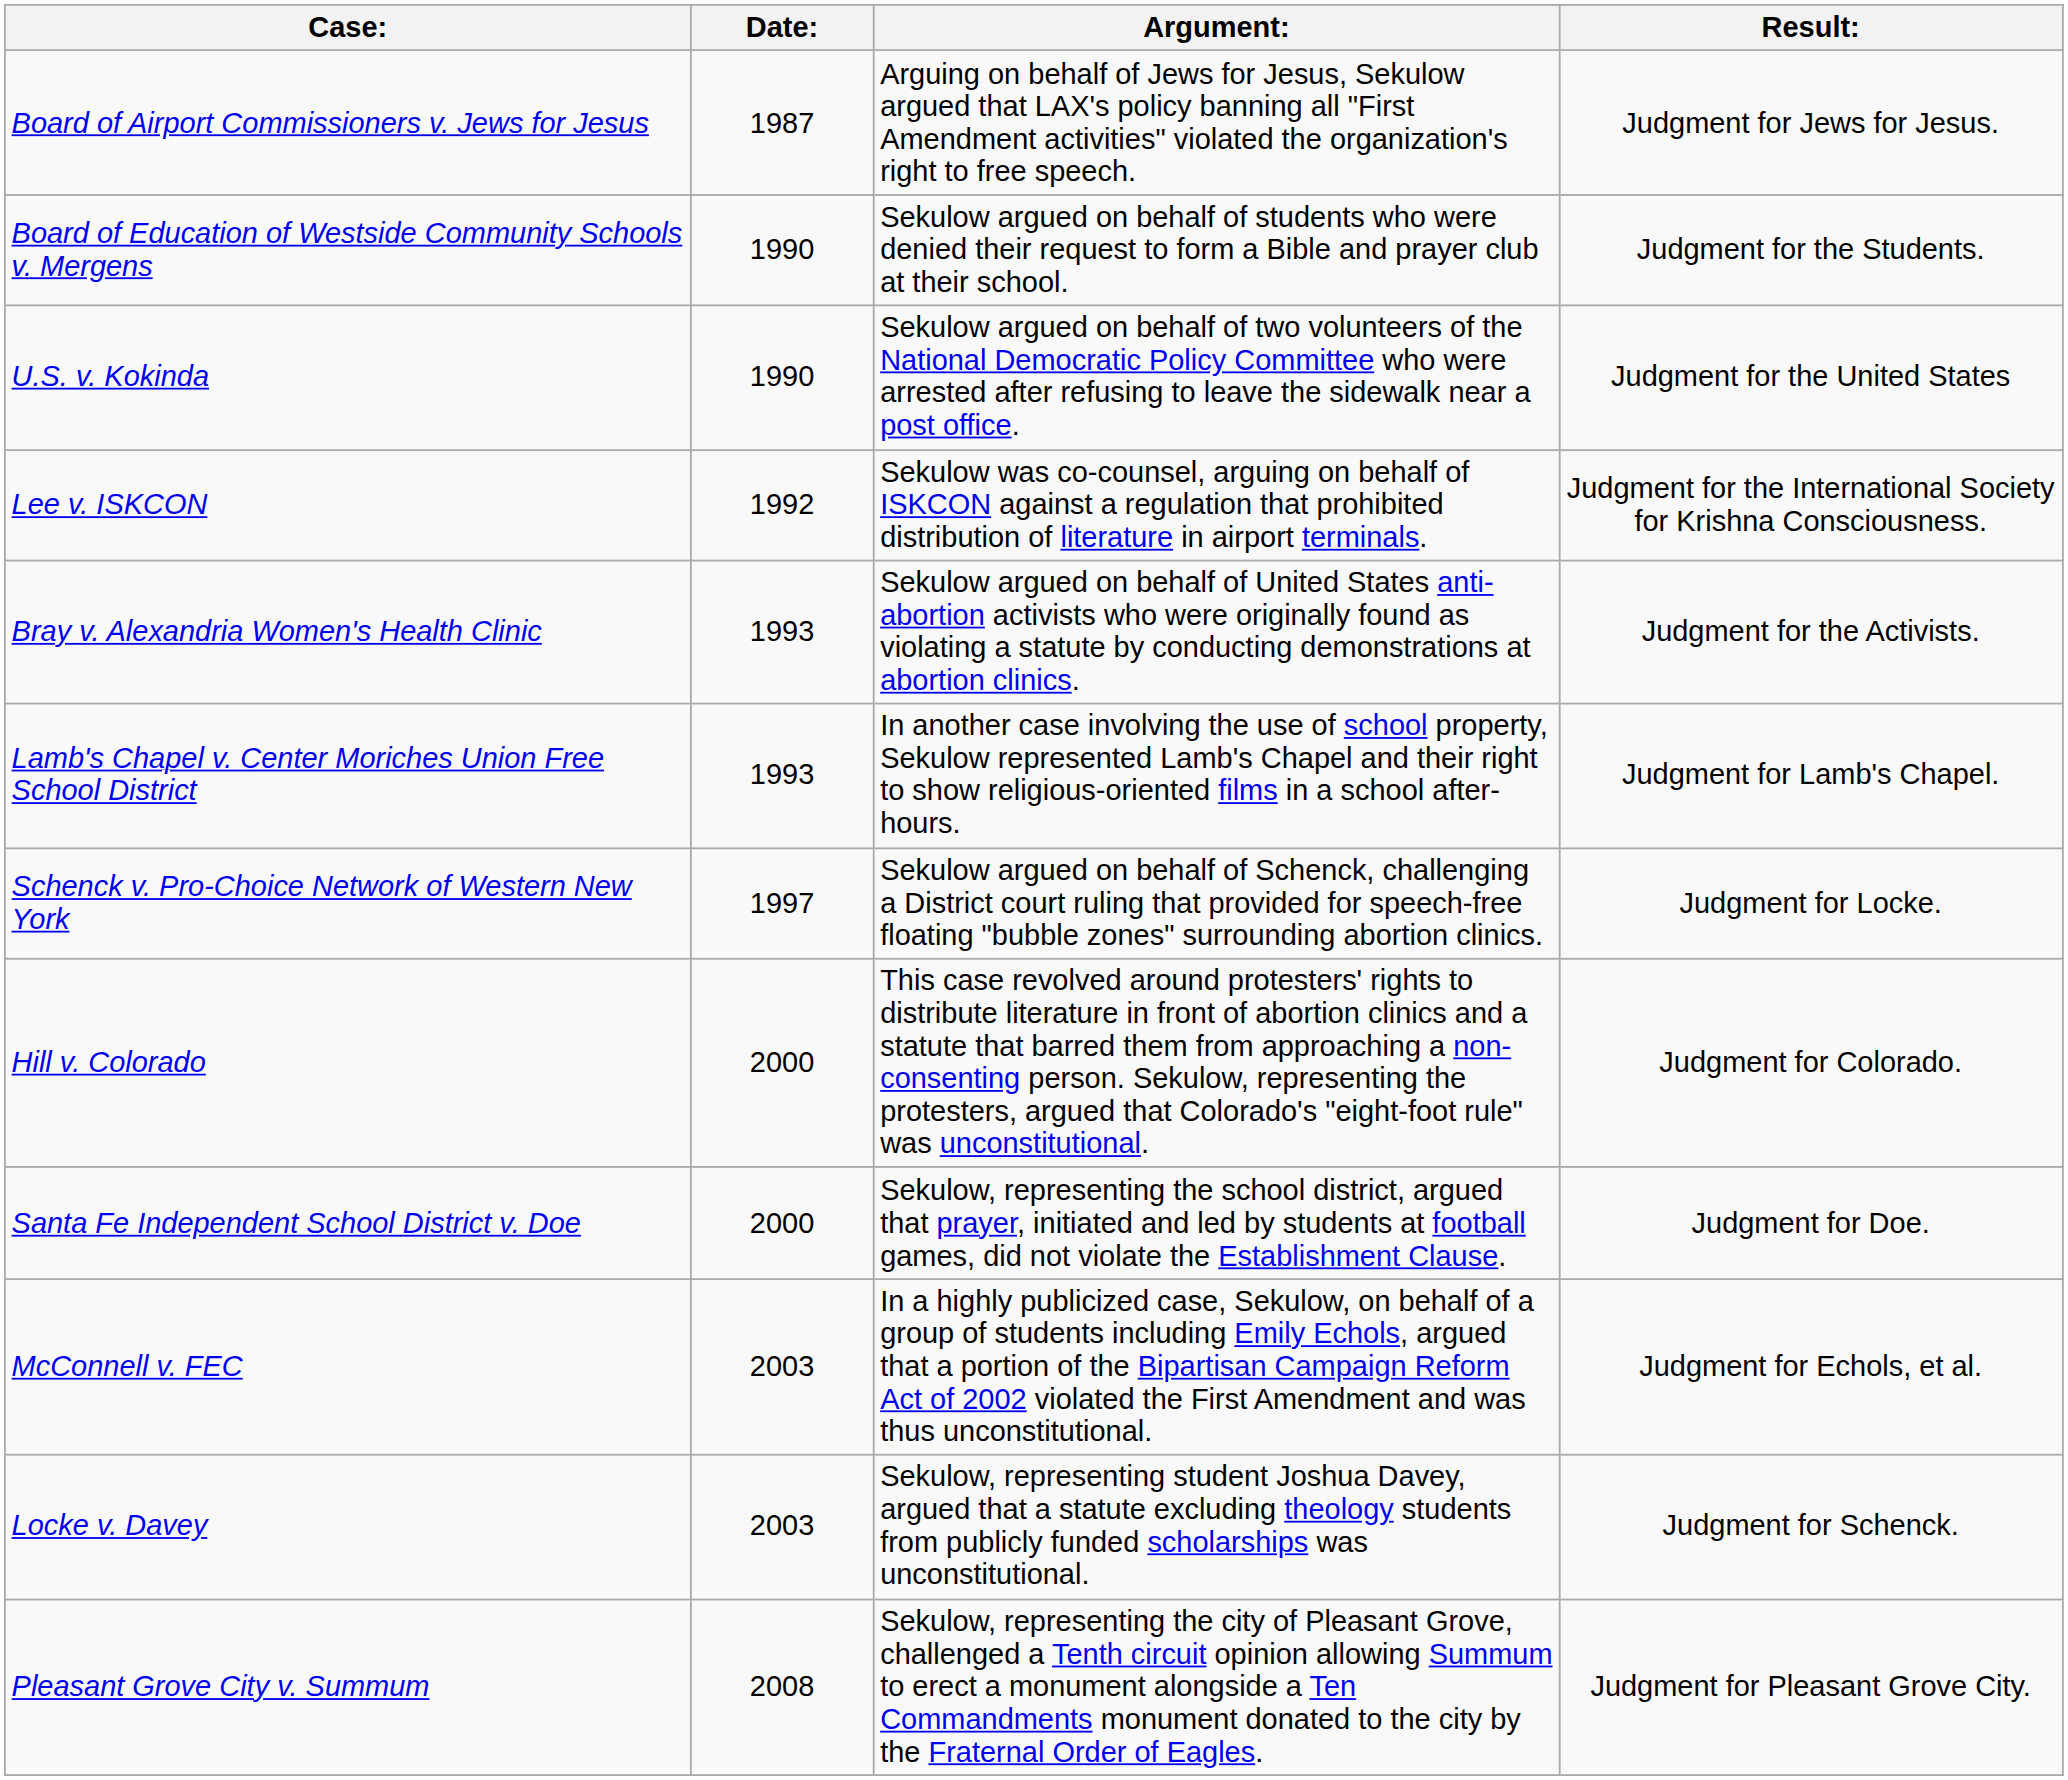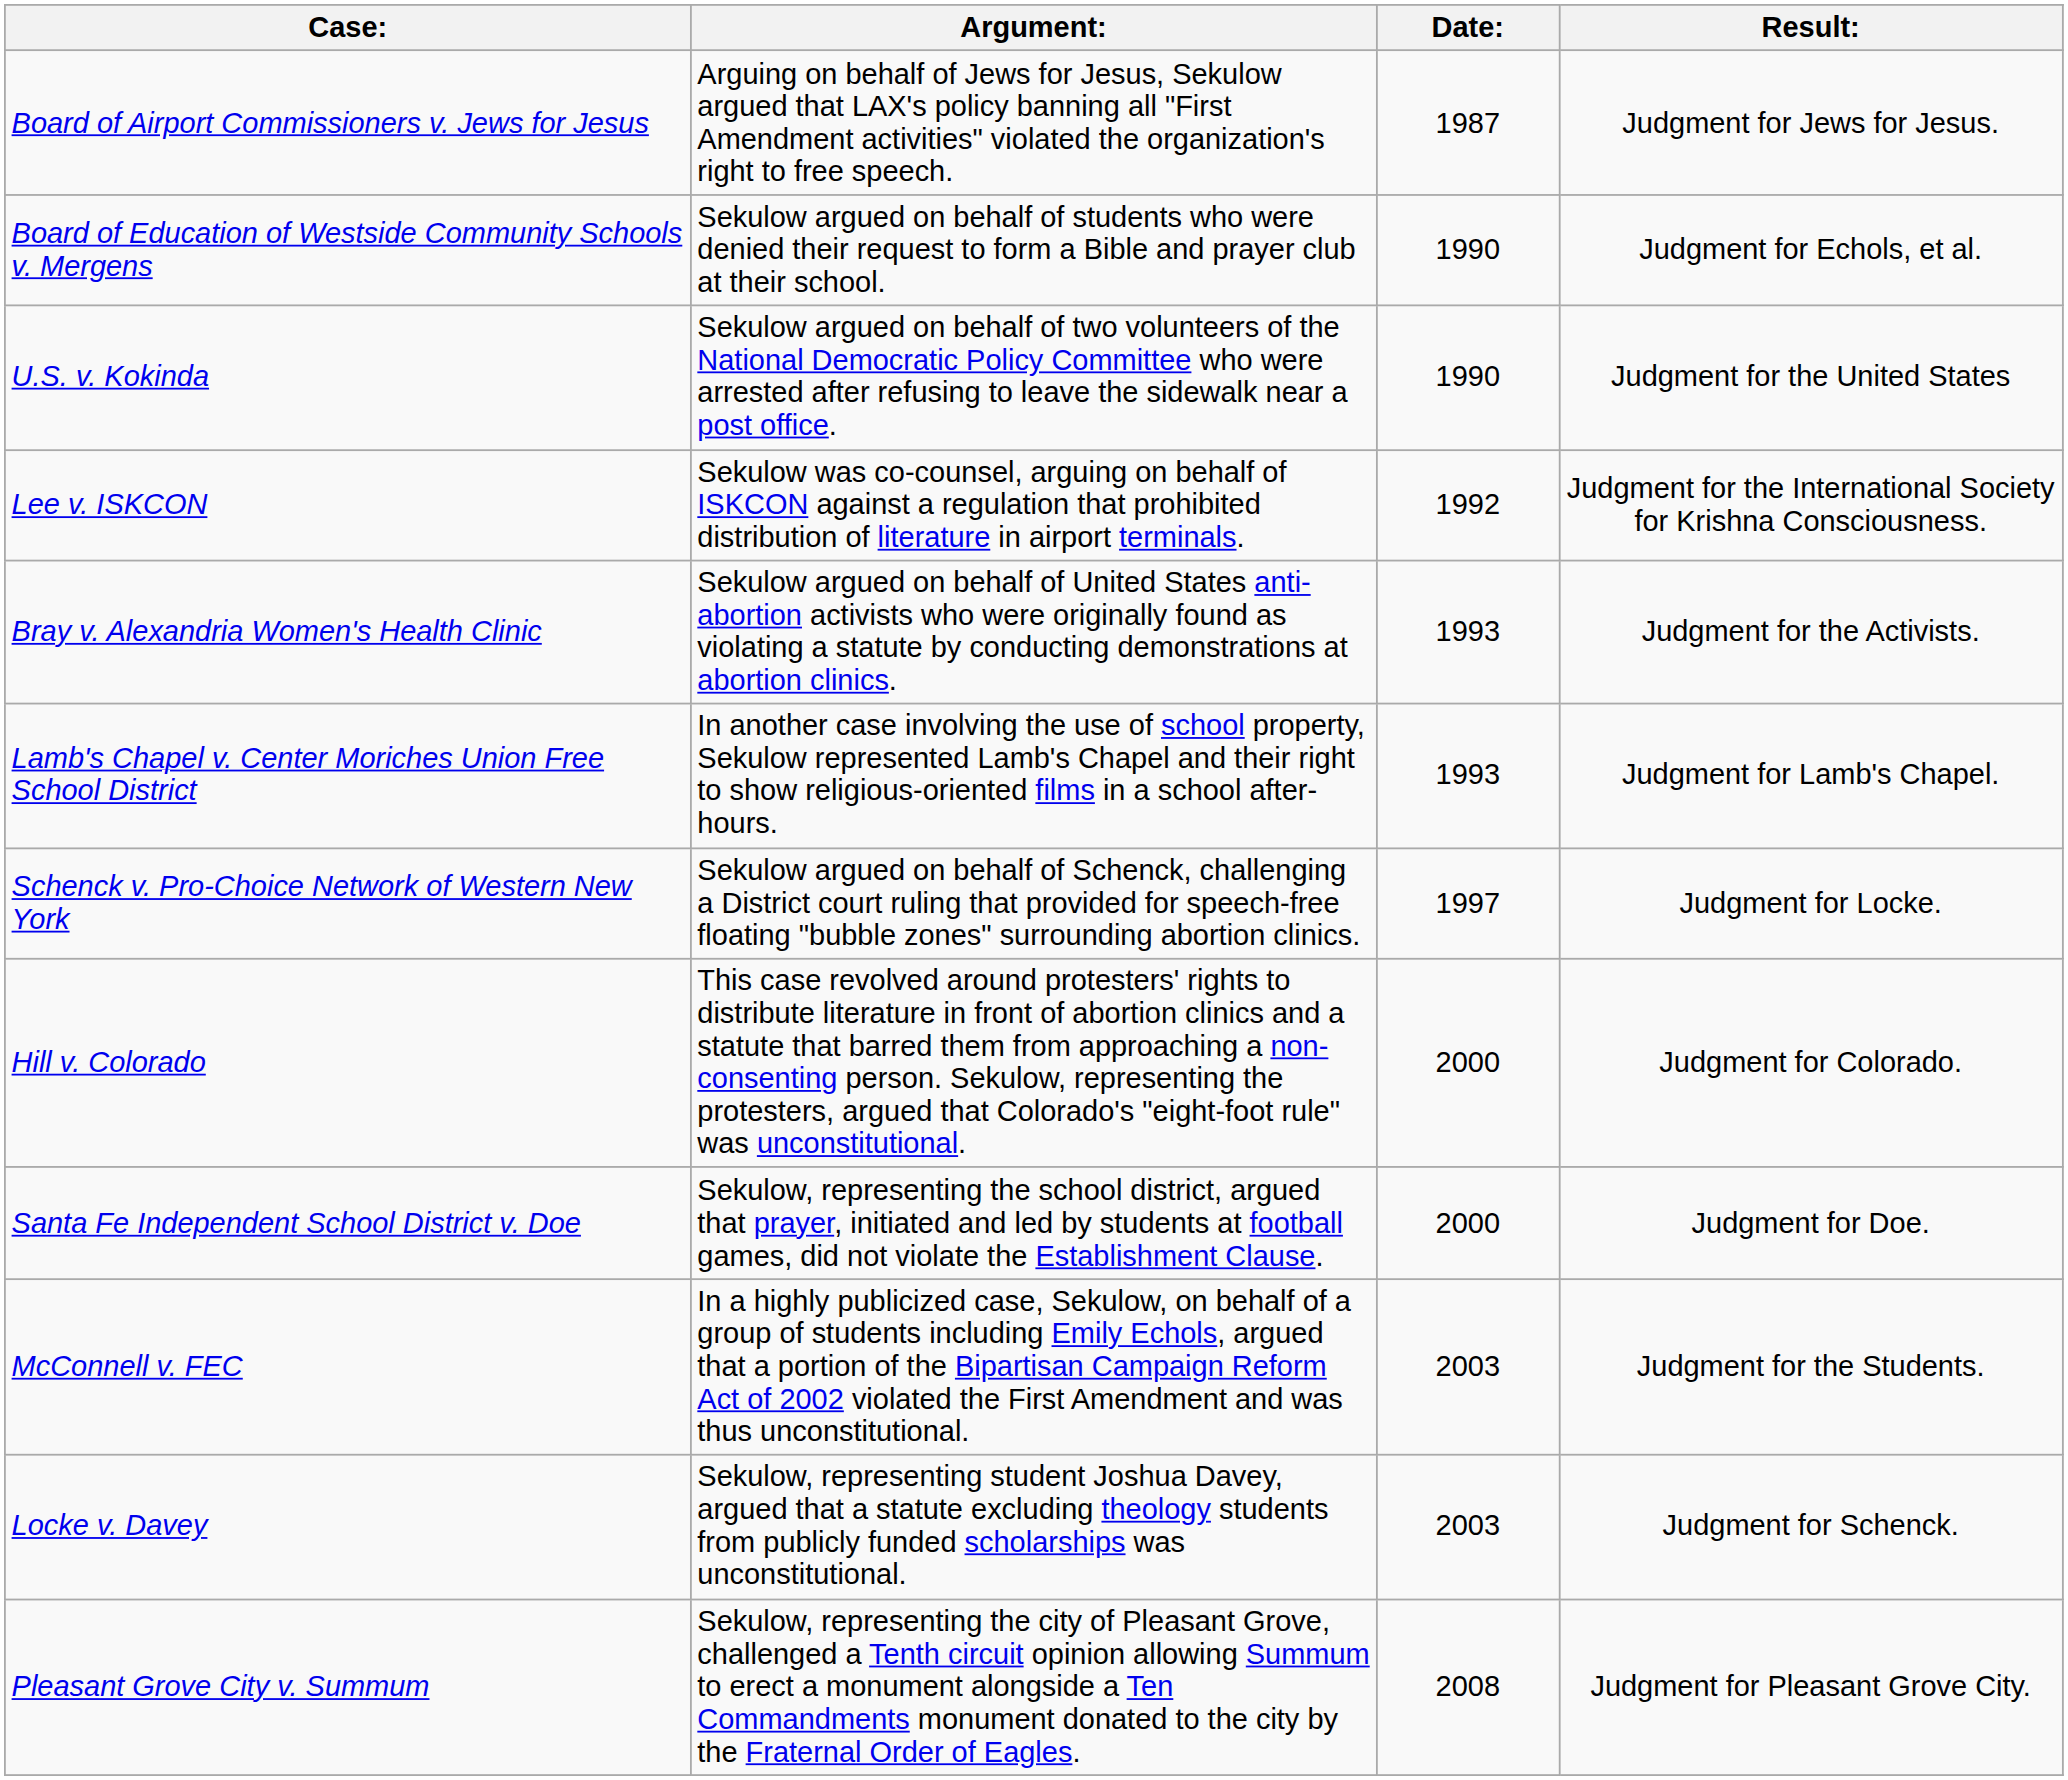columns swapped: (782, 27) <-> (1216, 27)
(1811, 249) Judgment for the Students. -> (1811, 249) Judgment for Echols, et al.
(1811, 1366) Judgment for Echols, et al. -> (1811, 1366) Judgment for the Students.
